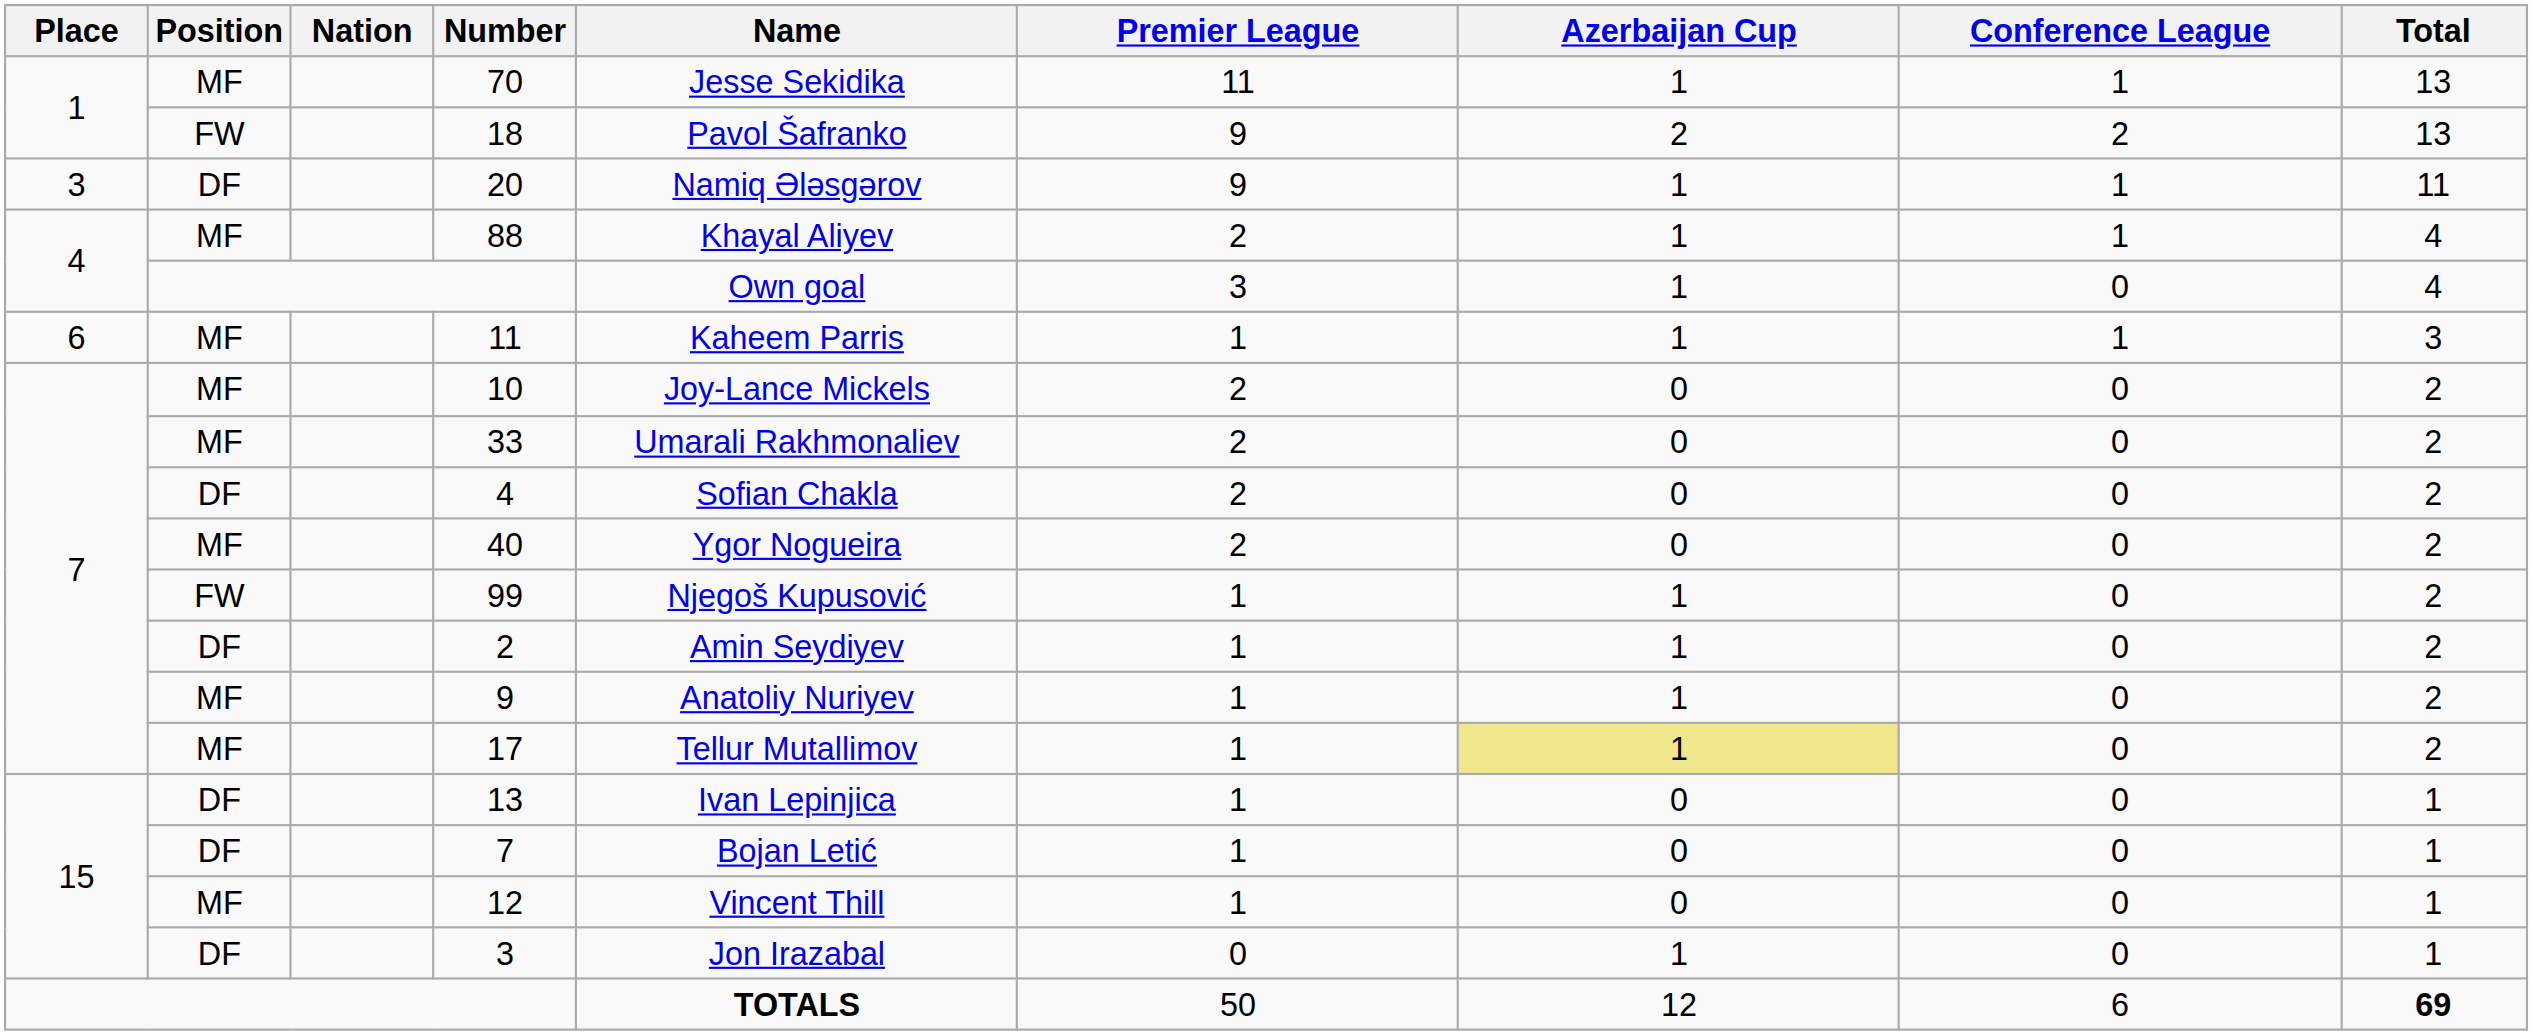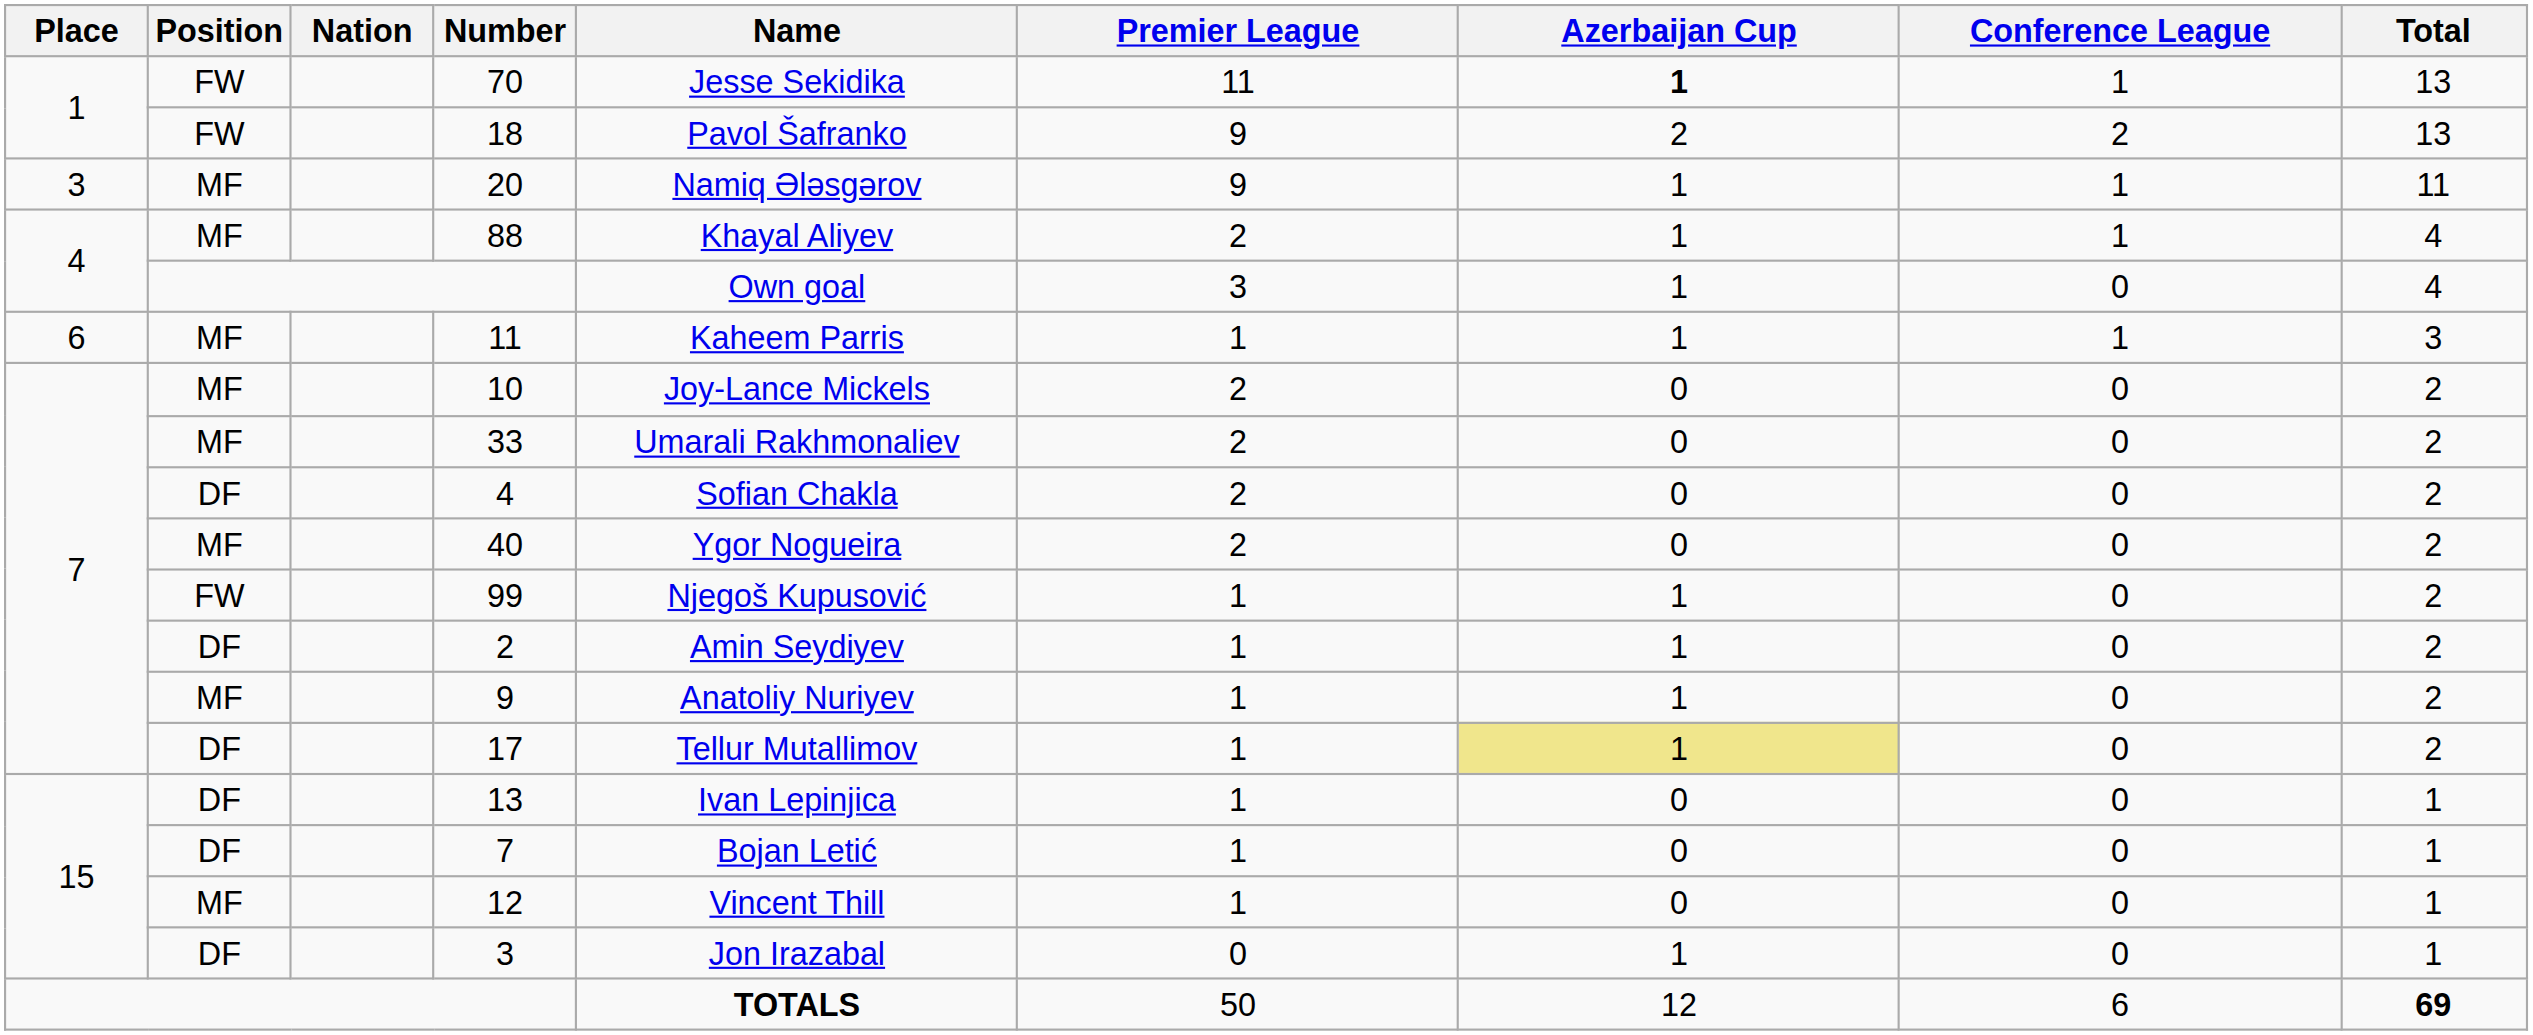(219, 82) MF -> (219, 82) FW
(1679, 82) normal -> (1679, 82) bold
(219, 185) DF -> (219, 185) MF
(219, 748) MF -> (219, 748) DF
